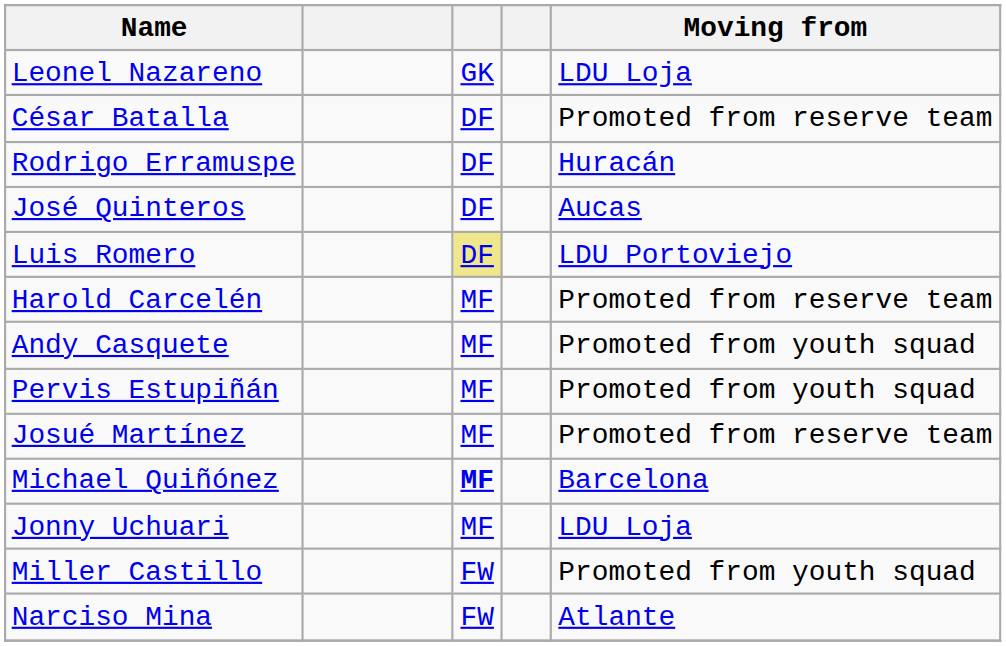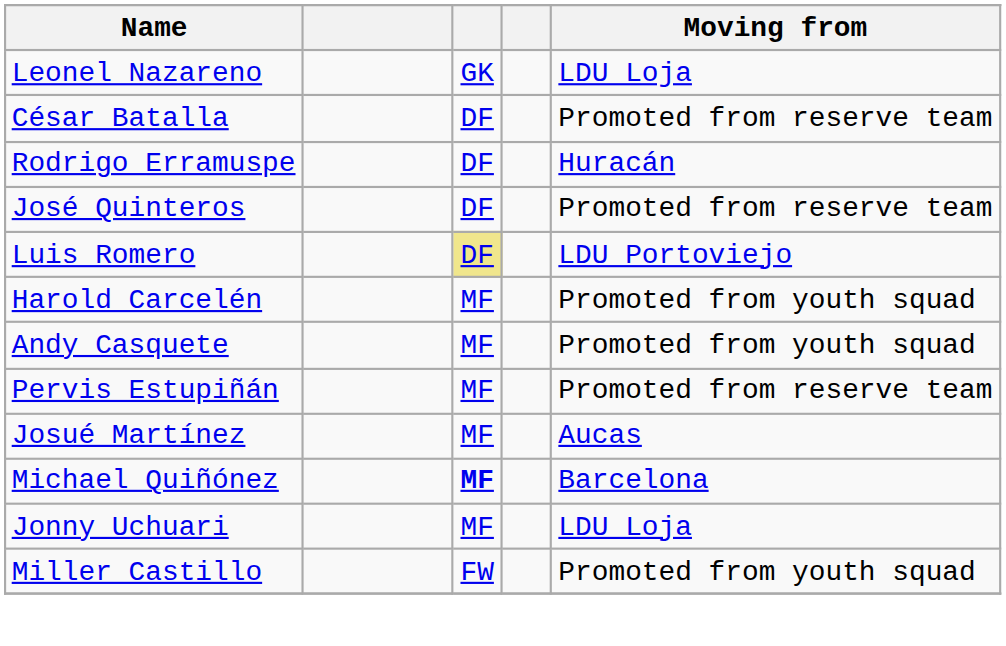(600, 209) Aucas -> (775, 209) Promoted from reserve team
(775, 300) Promoted from reserve team -> (767, 300) Promoted from youth squad
(767, 390) Promoted from youth squad -> (775, 390) Promoted from reserve team
(775, 436) Promoted from reserve team -> (600, 436) Aucas
- row: (112, 617)
